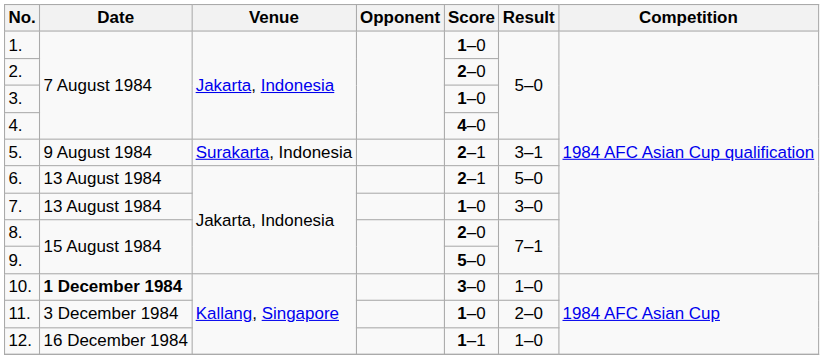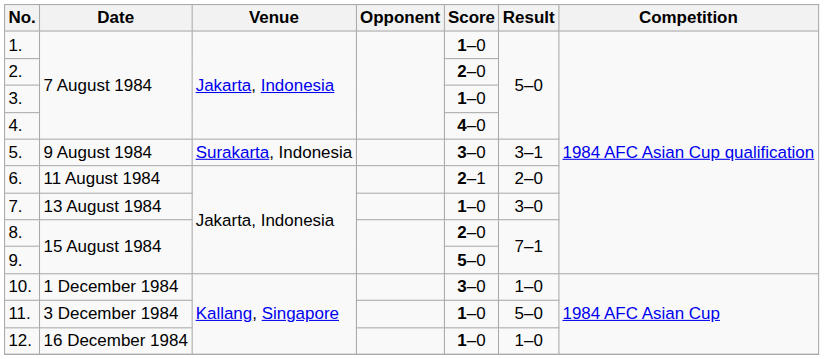(471, 152) 2–1 -> (471, 152) 3–0
(103, 179) 13 August 1984 -> (102, 179) 11 August 1984
(529, 179) 5–0 -> (529, 179) 2–0
(113, 286) bold -> (111, 286) normal
(529, 313) 2–0 -> (529, 313) 5–0
(471, 340) 1–1 -> (471, 340) 1–0
